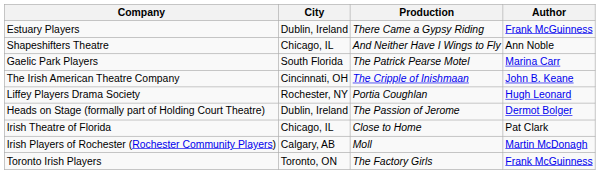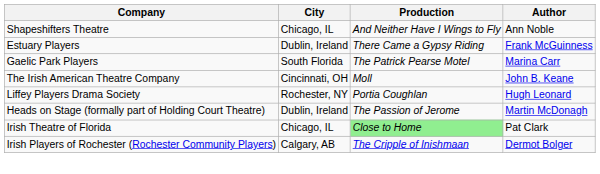rows swapped: (58, 45) <-> (43, 29)
(411, 78) The Cripple of Inishmaan -> (362, 78) Moll
(539, 111) Dermot Bolger -> (546, 111) Martin McDonagh
(387, 128) no background -> (387, 128) lightgreen background
(362, 144) Moll -> (411, 144) The Cripple of Inishmaan
(546, 144) Martin McDonagh -> (539, 144) Dermot Bolger
- row: (54, 161)
